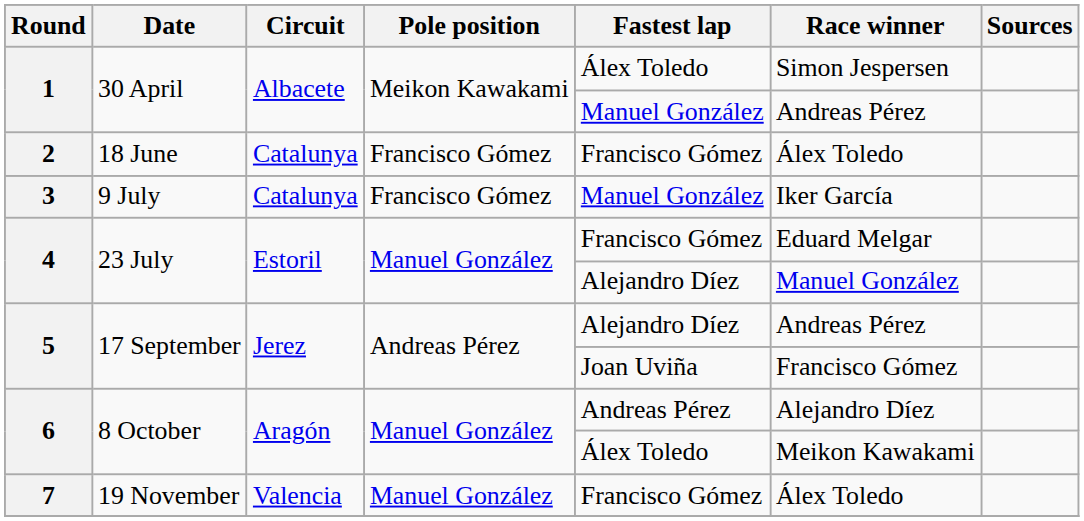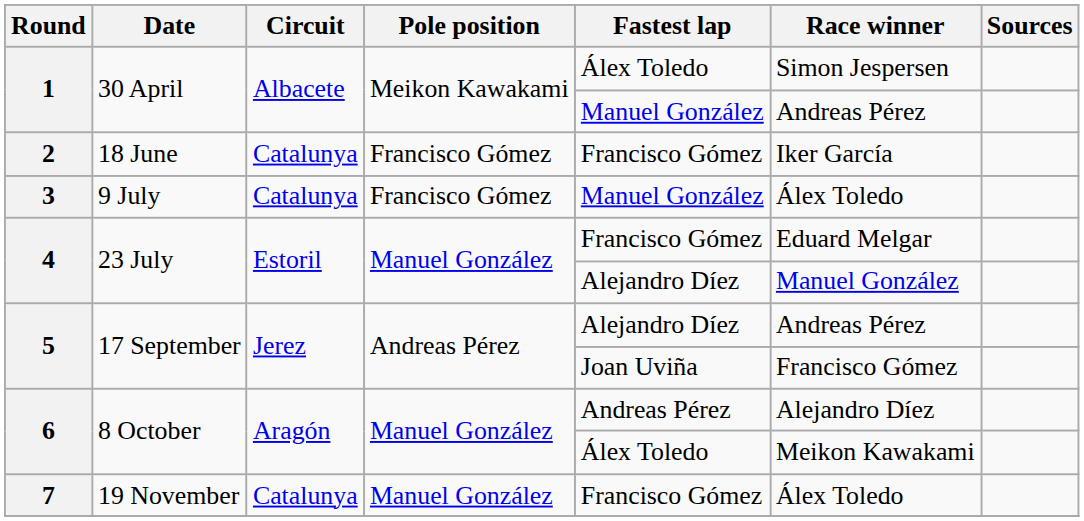(840, 153) Álex Toledo -> (834, 153) Iker García
(834, 195) Iker García -> (840, 195) Álex Toledo
(297, 494) Valencia -> (305, 494) Catalunya
